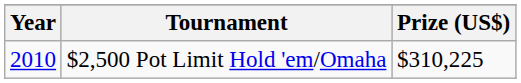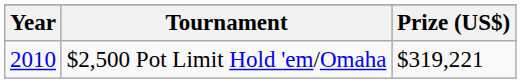(440, 59) $310,225 -> (440, 59) $319,221
